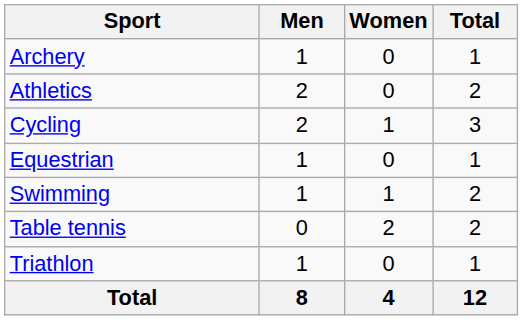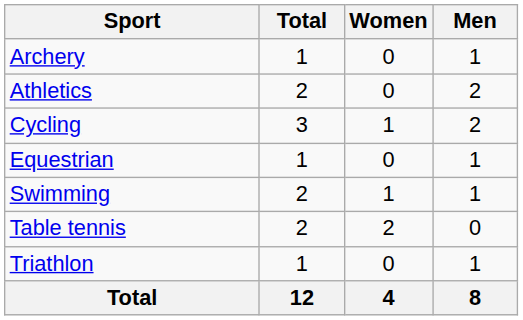columns swapped: (302, 21) <-> (475, 21)
